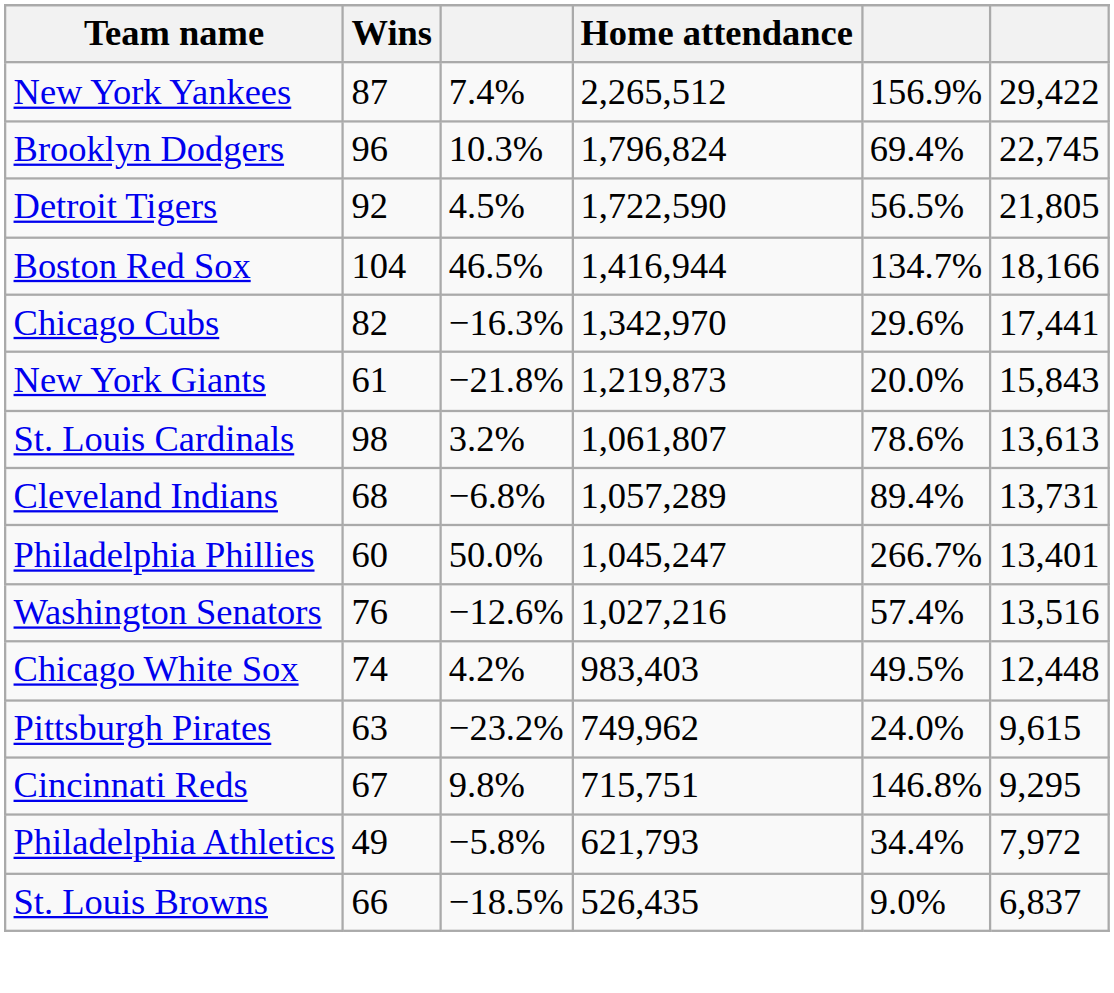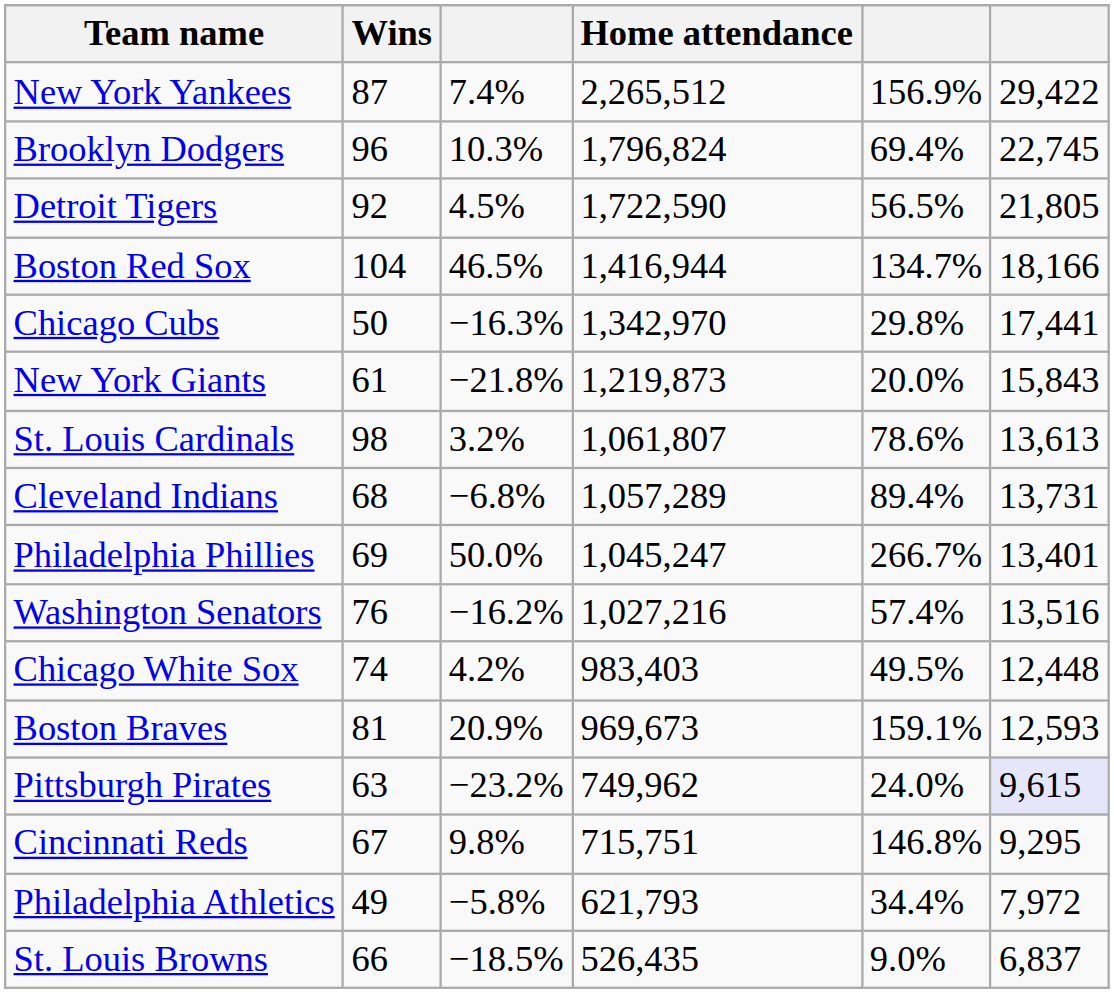(370, 322) 82 -> (370, 322) 50
(917, 322) 29.6% -> (917, 322) 29.8%
(370, 554) 60 -> (370, 554) 69
(506, 611) −12.6% -> (506, 611) −16.2%
+ row: (120, 727)
(1040, 727) no background -> (1040, 785) lavender background
